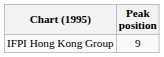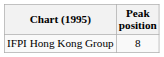(138, 43) 9 -> (138, 43) 8
